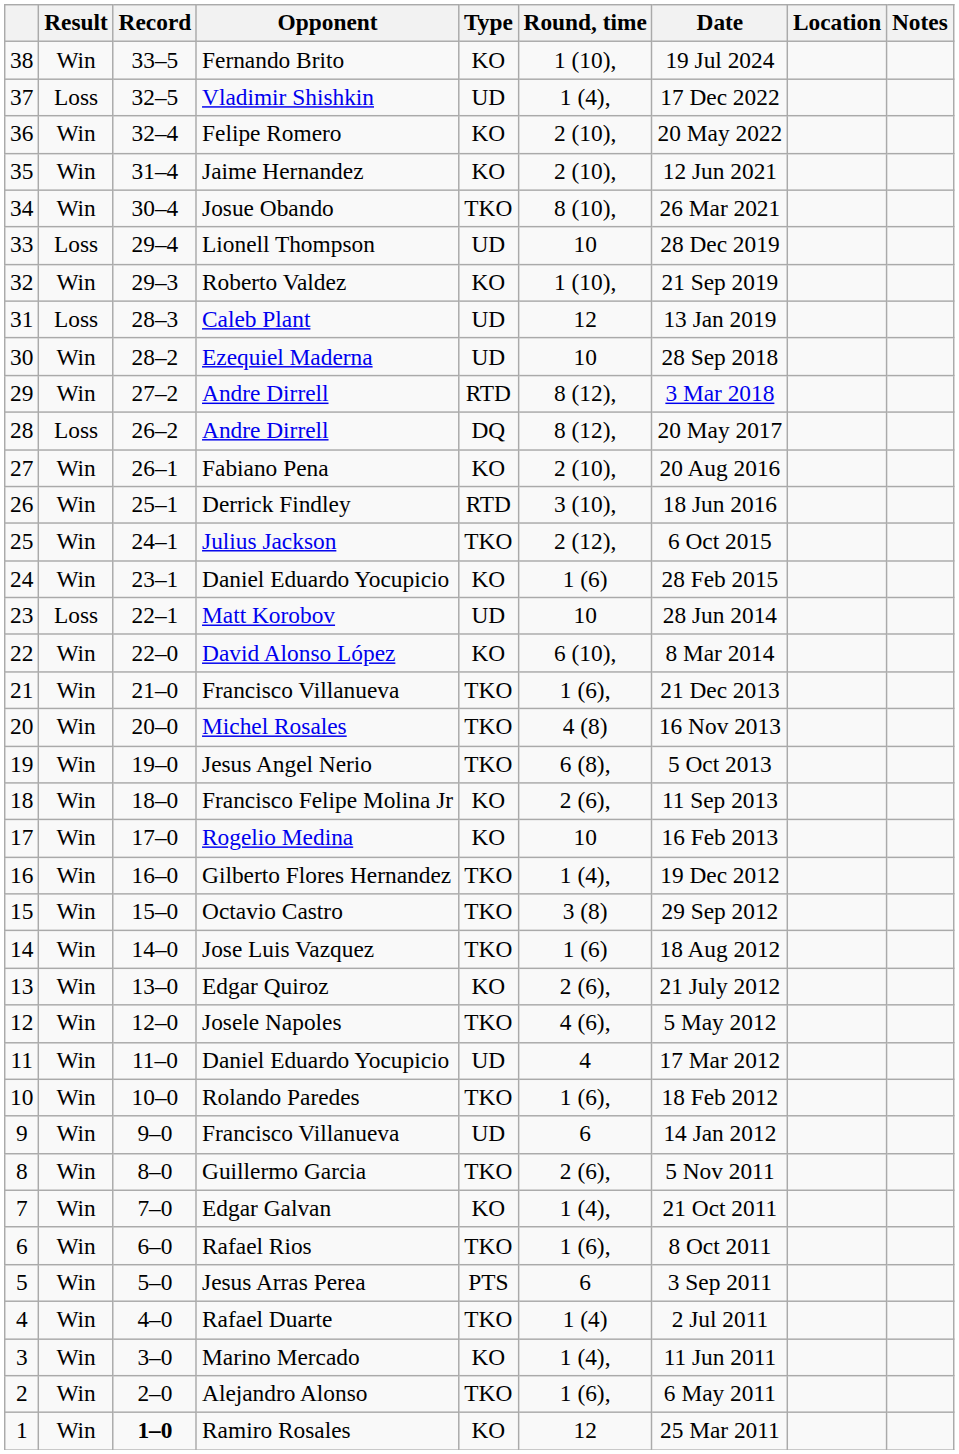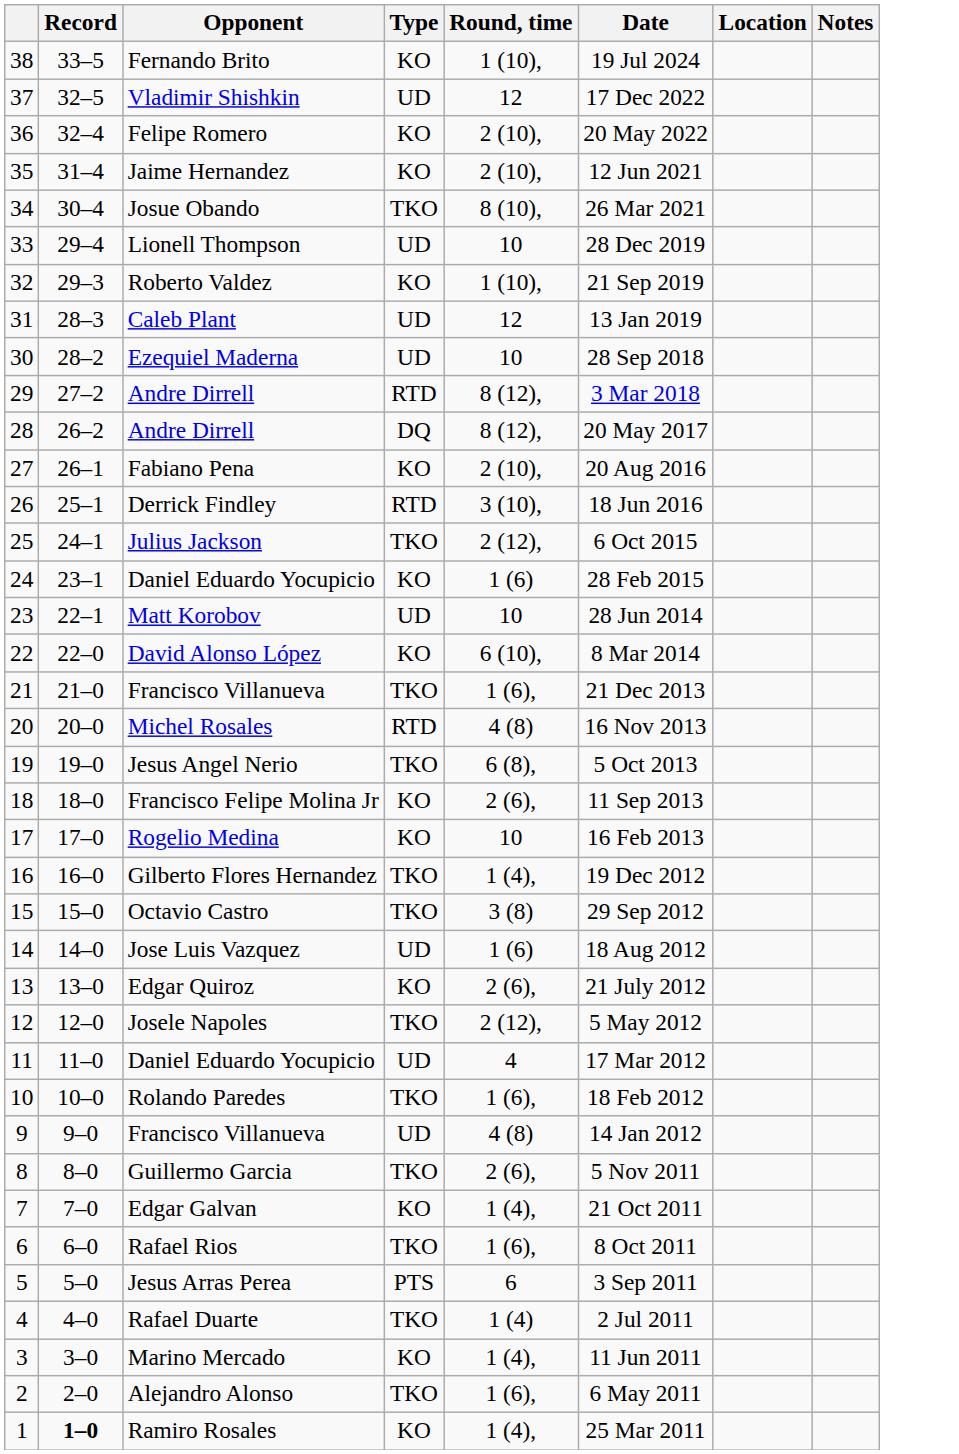- column: (76, 23)
(585, 97) 1 (4), -> (511, 97) 12
(488, 726) TKO -> (414, 726) RTD
(488, 949) TKO -> (414, 949) UD
(585, 1023) 4 (6), -> (511, 1023) 2 (12),
(585, 1134) 6 -> (511, 1134) 4 (8)
(585, 1430) 12 -> (511, 1430) 1 (4),
